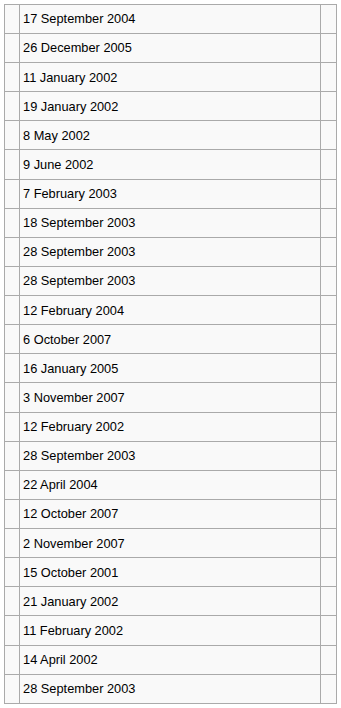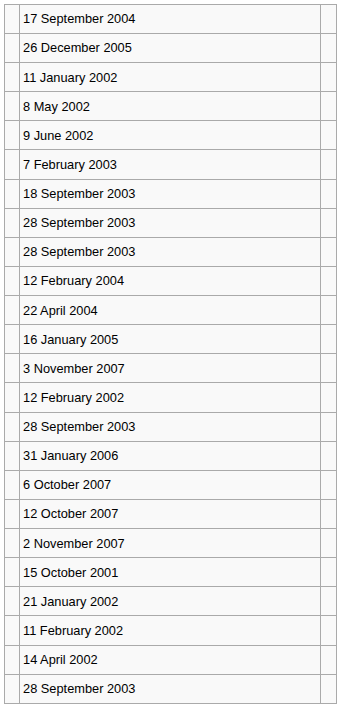- row: (12, 106)
rows swapped: (12, 485) <-> (12, 339)
+ row: (12, 456)
